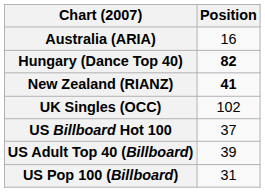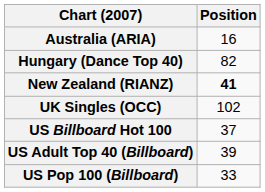(228, 61) bold -> (228, 61) normal
(228, 175) 31 -> (228, 175) 33
